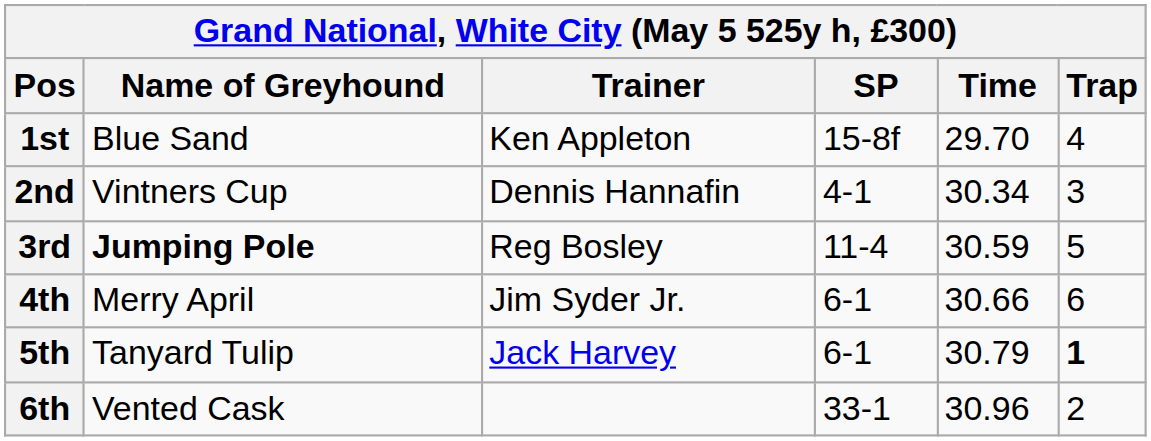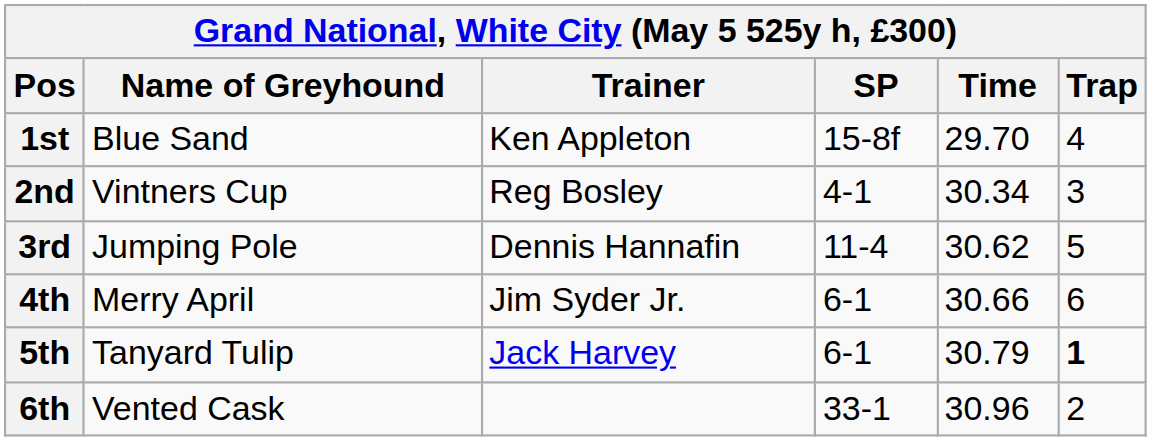(615, 192) Dennis Hannafin -> (576, 192) Reg Bosley
(203, 246) bold -> (195, 246) normal
(576, 246) Reg Bosley -> (615, 246) Dennis Hannafin
(987, 246) 30.59 -> (987, 246) 30.62
